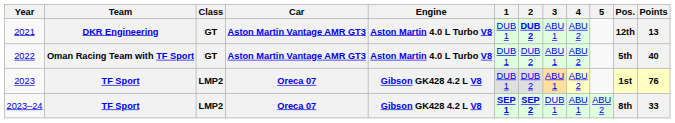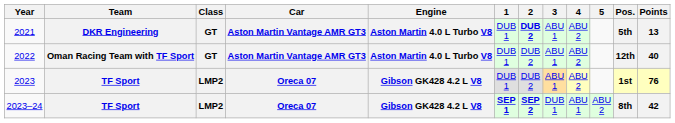(625, 31) 12th -> (625, 31) 5th
(625, 56) 5th -> (625, 56) 12th
(654, 105) 33 -> (654, 105) 42
